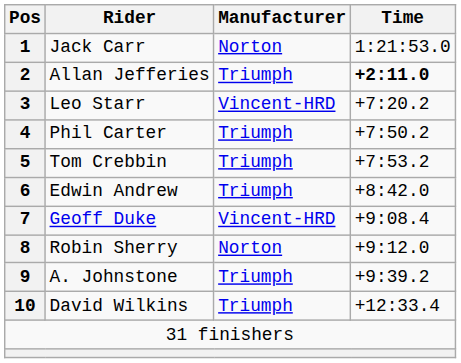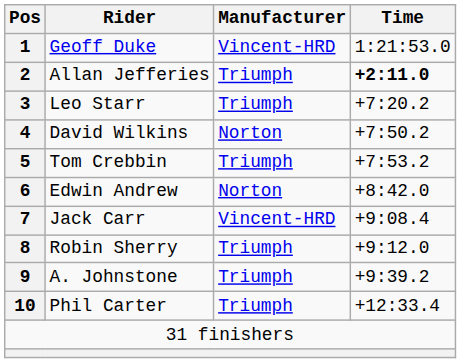(98, 48) Jack Carr -> (103, 48) Geoff Duke
(250, 48) Norton -> (277, 48) Vincent-HRD
(277, 106) Vincent-HRD -> (255, 106) Triumph
(108, 134) Phil Carter -> (119, 134) David Wilkins
(255, 134) Triumph -> (250, 134) Norton
(255, 192) Triumph -> (250, 192) Norton
(103, 220) Geoff Duke -> (98, 220) Jack Carr
(250, 249) Norton -> (255, 249) Triumph
(119, 307) David Wilkins -> (108, 307) Phil Carter
